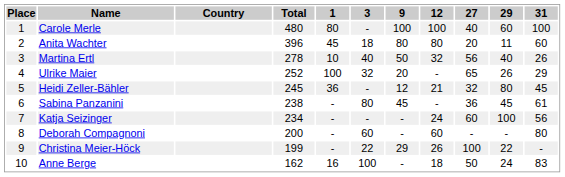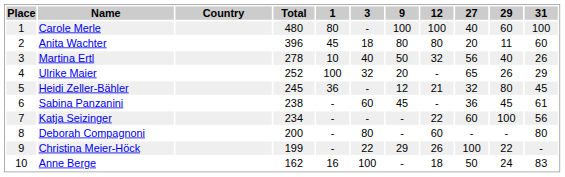(367, 103) 80 -> (367, 103) 60
(437, 118) 24 -> (437, 118) 22
(367, 133) 60 -> (367, 133) 80
